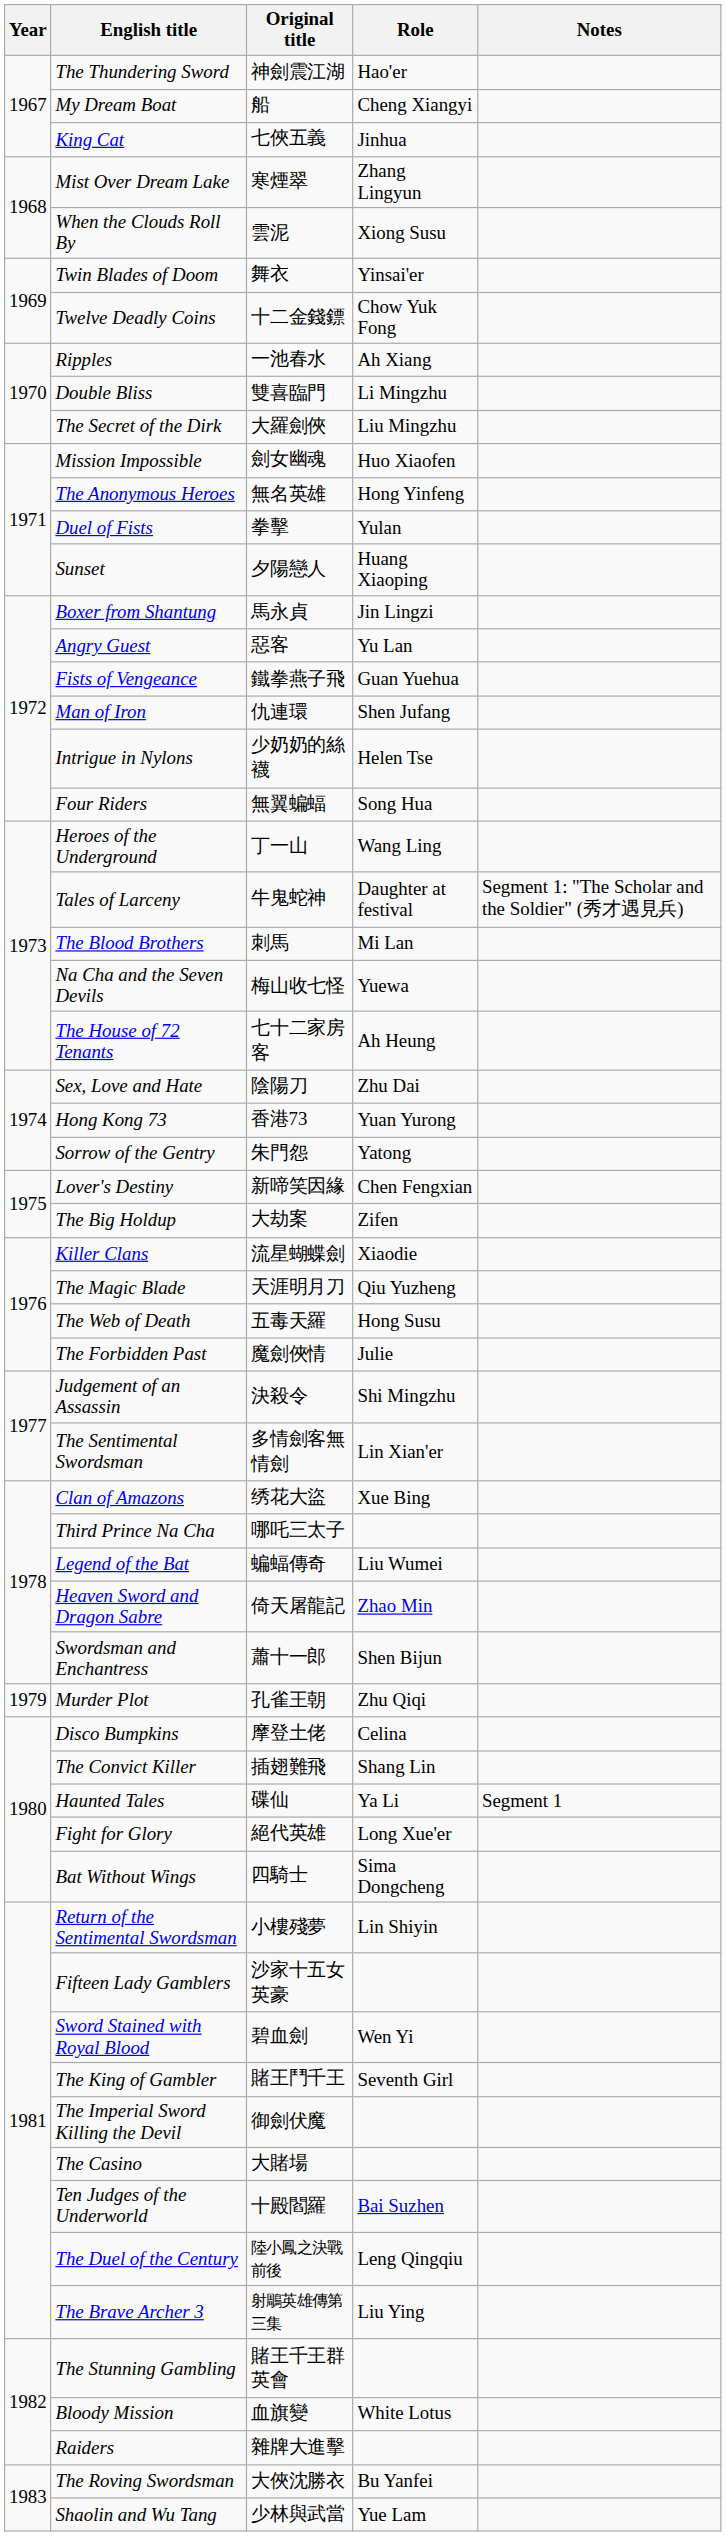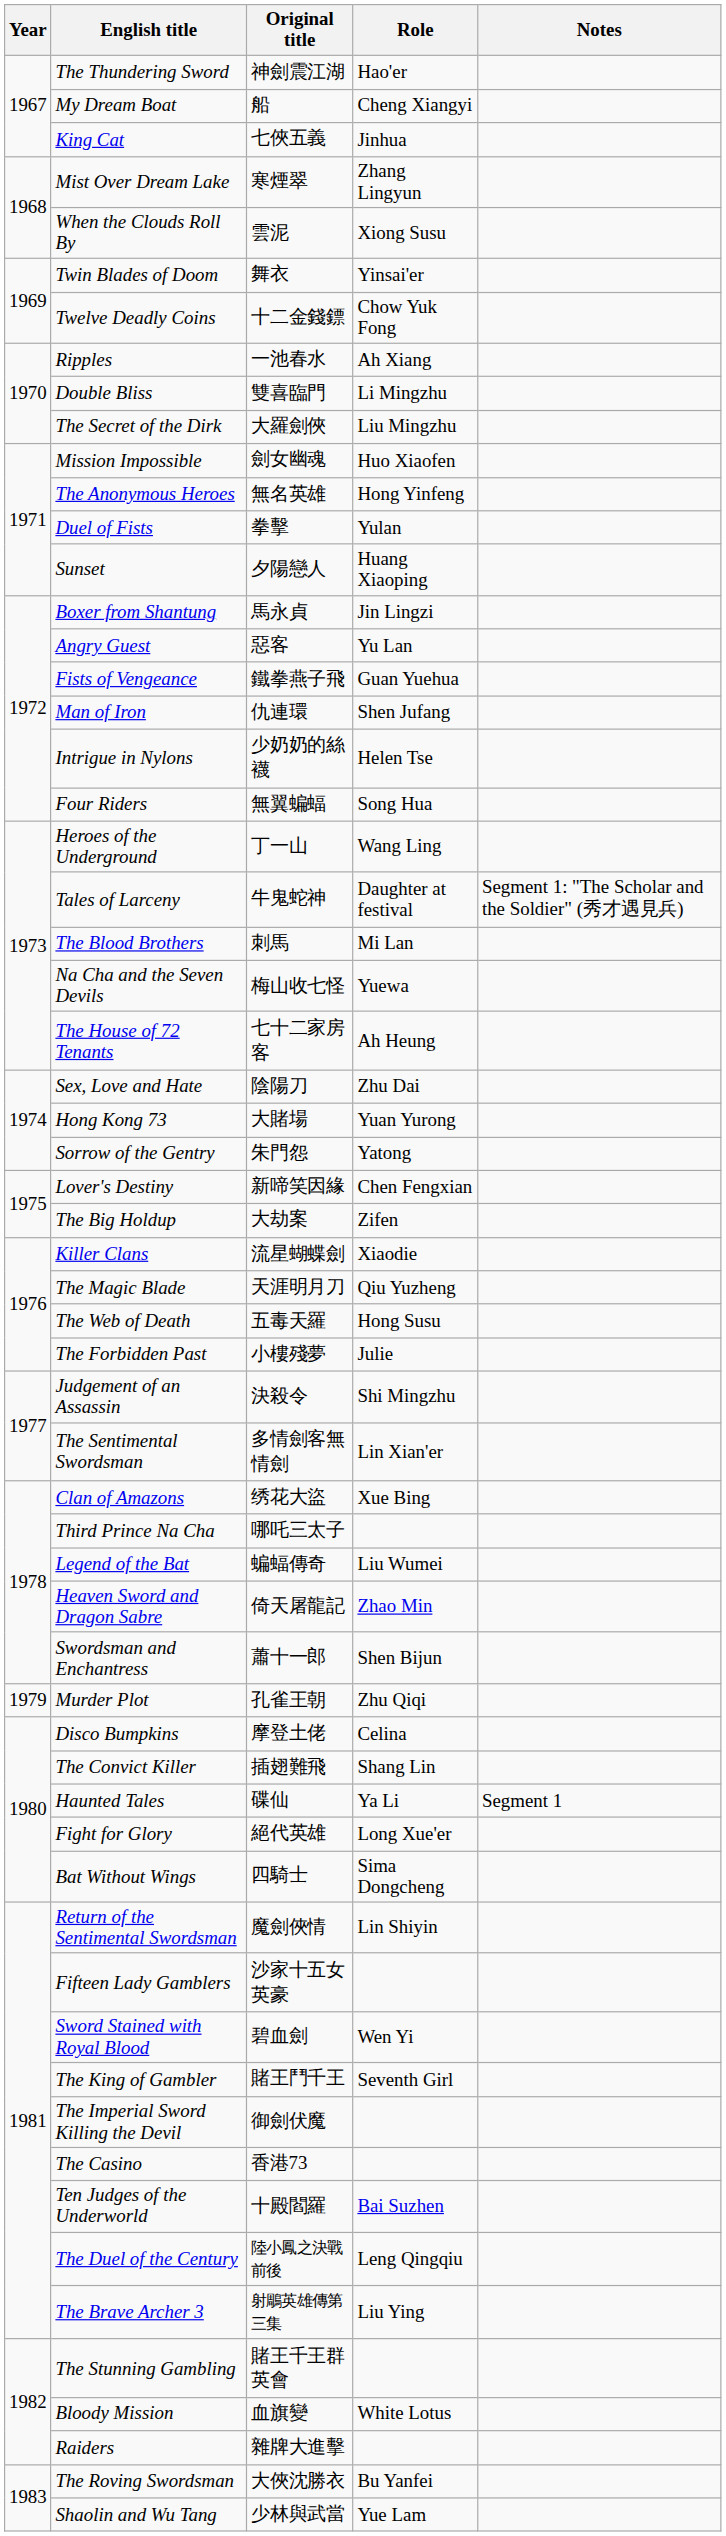(279, 1119) 香港73 -> (279, 1119) 大賭場
(289, 1353) 魔劍俠情 -> (289, 1353) 小樓殘夢
(289, 1926) 小樓殘夢 -> (289, 1926) 魔劍俠情
(279, 2163) 大賭場 -> (279, 2163) 香港73
